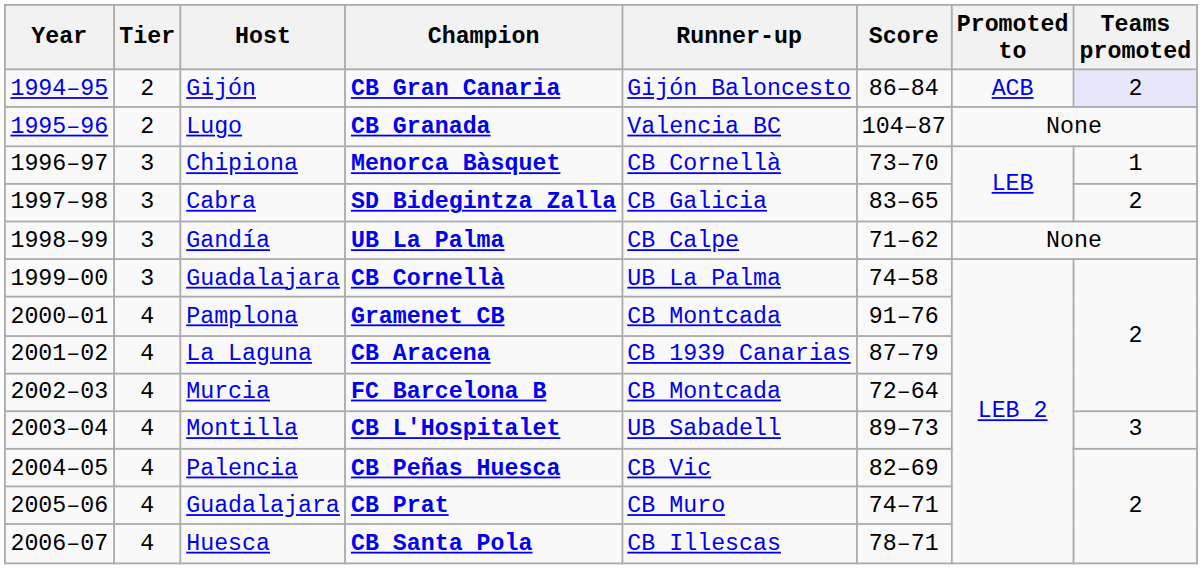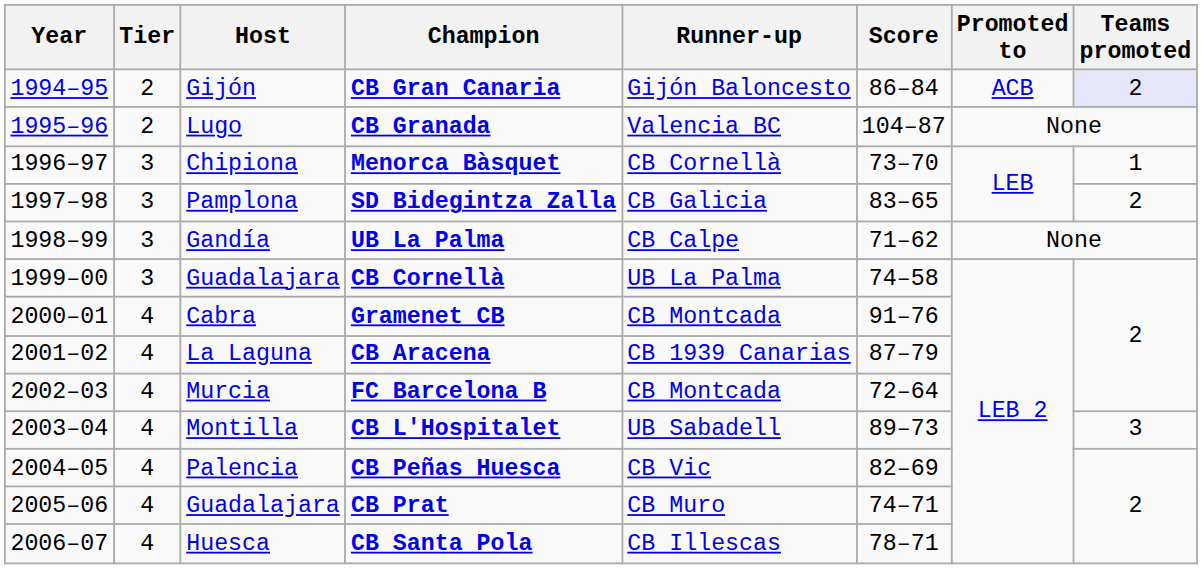(221, 202) Cabra -> (242, 202) Pamplona
(242, 316) Pamplona -> (221, 316) Cabra
